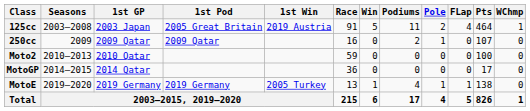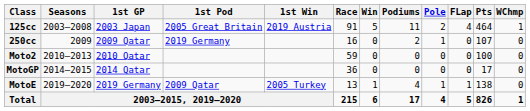(192, 41) 2009 Qatar -> (198, 41) 2019 Germany
(198, 85) 2019 Germany -> (192, 85) 2009 Qatar
